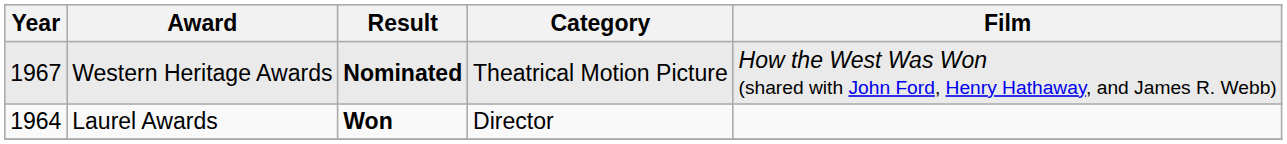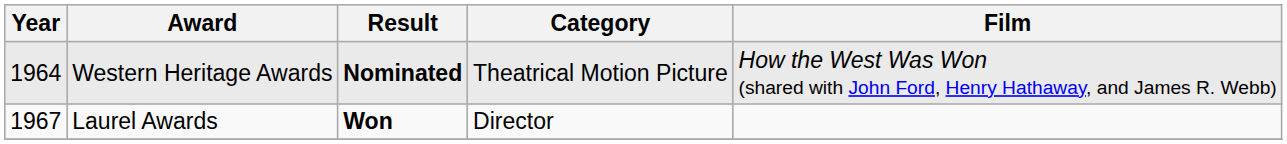(36, 73) 1967 -> (36, 73) 1964
(36, 122) 1964 -> (36, 122) 1967
